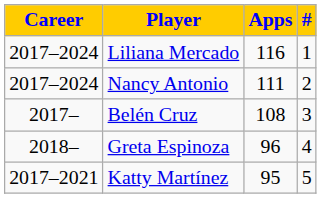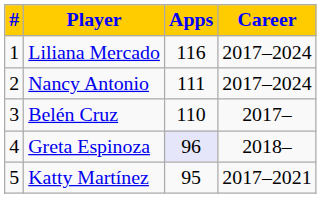columns swapped: (307, 20) <-> (54, 20)
(270, 114) 108 -> (191, 114) 110
(270, 146) no background -> (191, 146) lavender background
